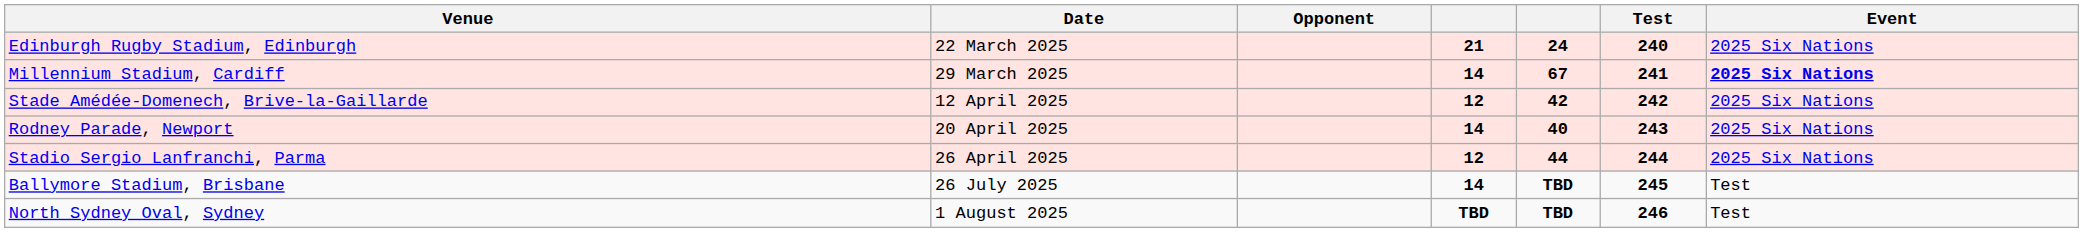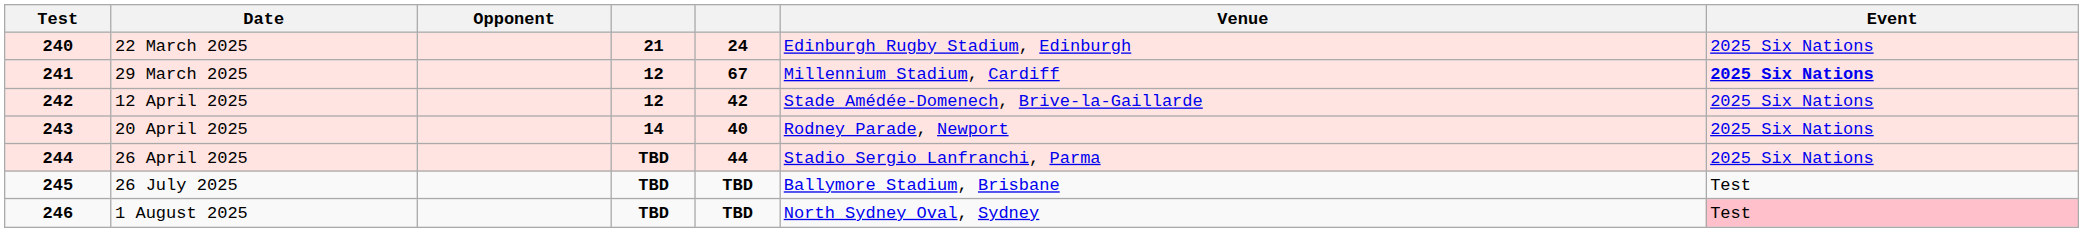columns swapped: (1653, 19) <-> (468, 19)
(1474, 74) 14 -> (654, 74) 12
(1474, 157) 12 -> (654, 157) TBD
(1474, 185) 14 -> (654, 185) TBD
(1731, 213) no background -> (1731, 213) pink background
